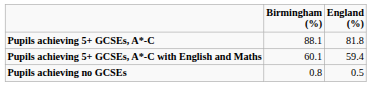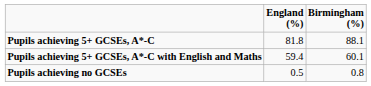columns swapped: (294, 18) <-> (345, 18)
